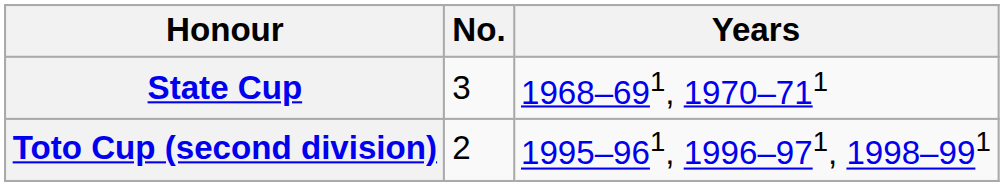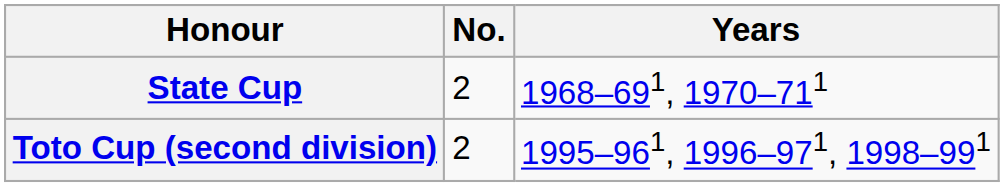(462, 87) 3 -> (462, 87) 2
